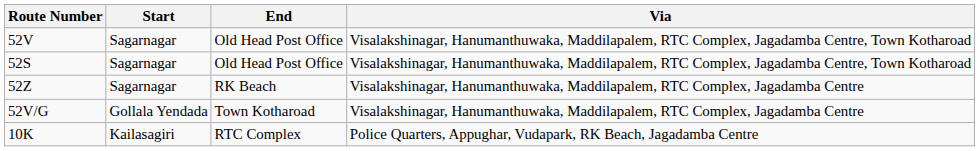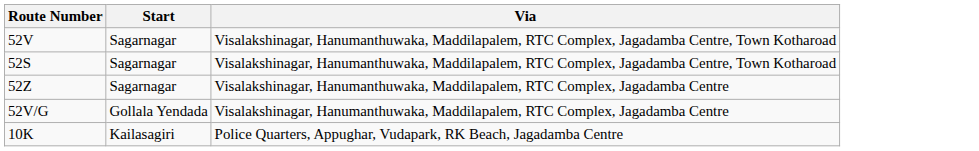- column: (279, 16)
